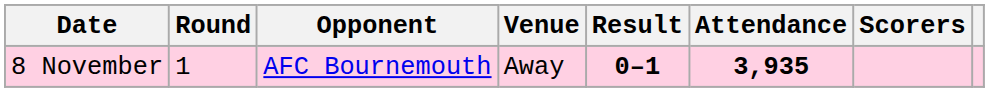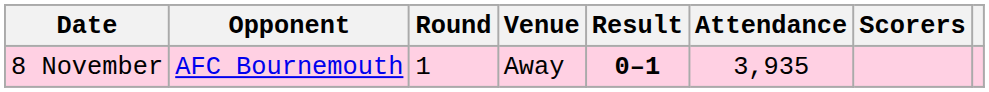columns swapped: (213, 26) <-> (377, 26)
(771, 67) bold -> (771, 67) normal
